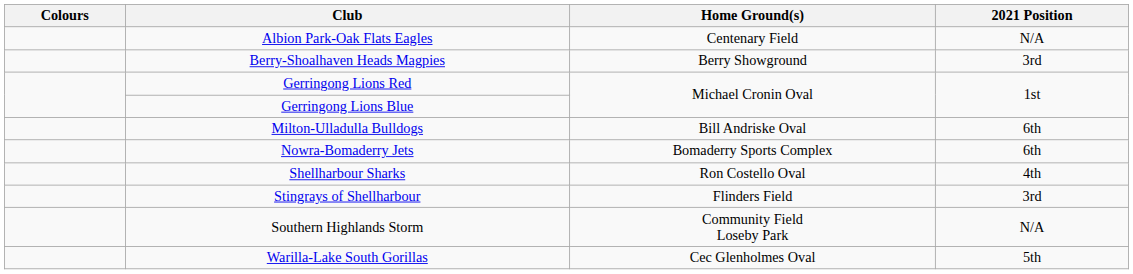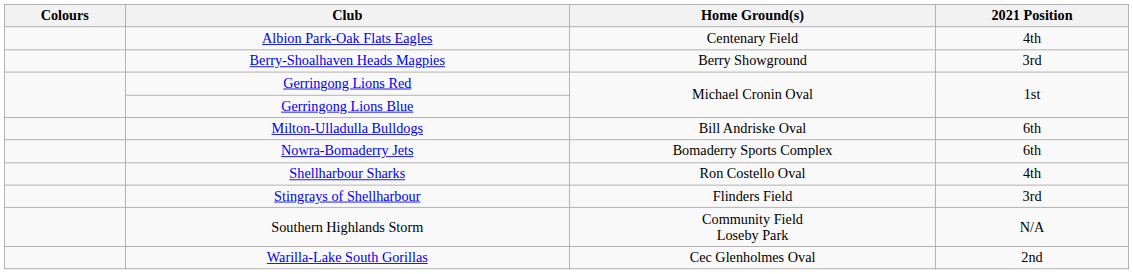(1032, 38) N/A -> (1032, 38) 4th
(1032, 257) 5th -> (1032, 257) 2nd
